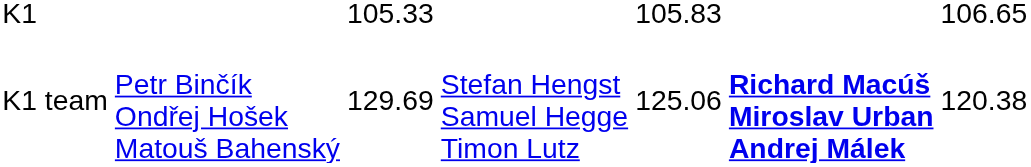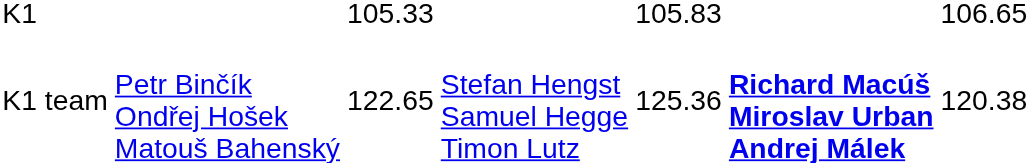(390, 100) 129.69 -> (390, 100) 122.65
(679, 100) 125.06 -> (679, 100) 125.36
